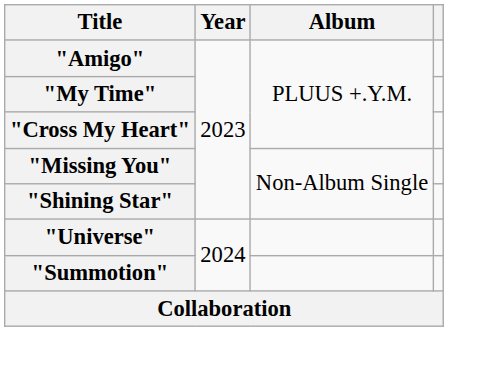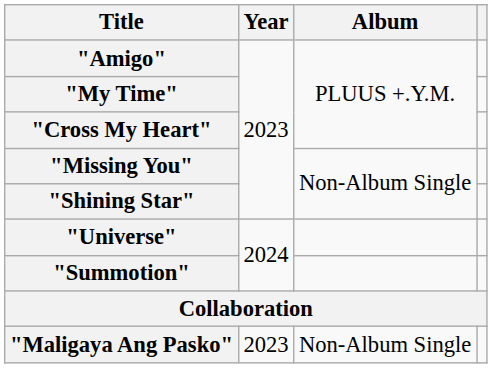+ row: (121, 344)
